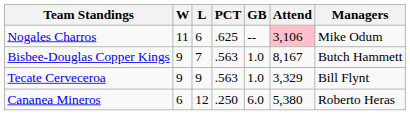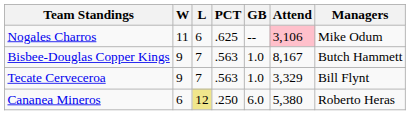(199, 78) 9 -> (199, 78) 7
(202, 99) no background -> (202, 99) khaki background
